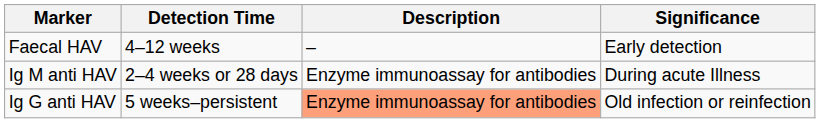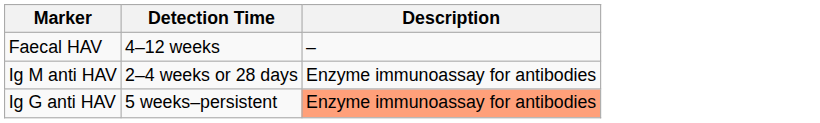- column: (708, 18)
